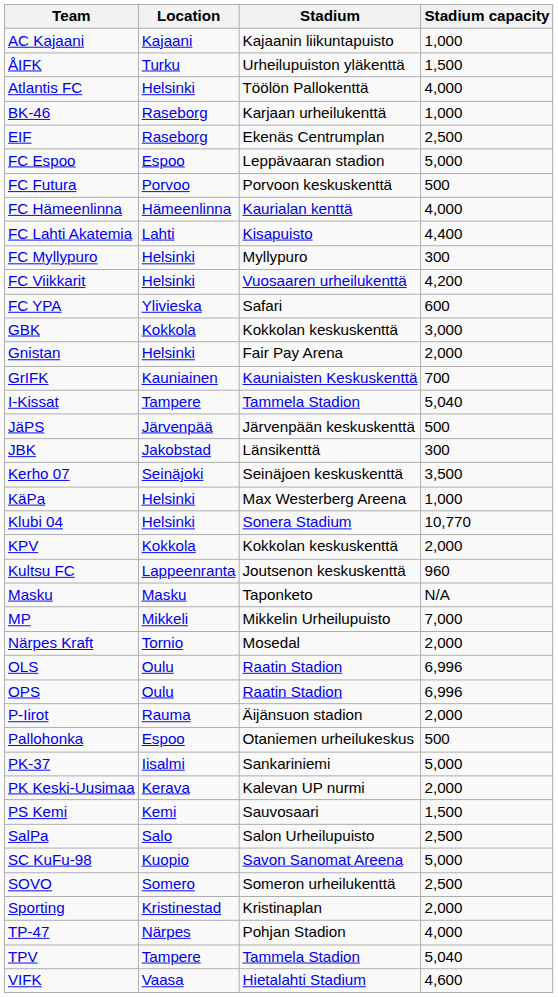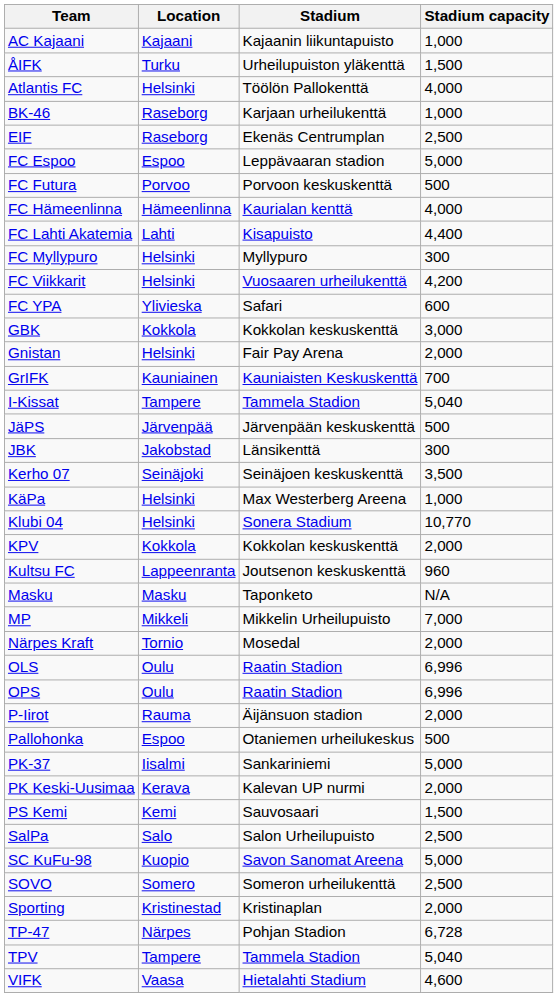(443, 932) 4,000 -> (443, 932) 6,728
